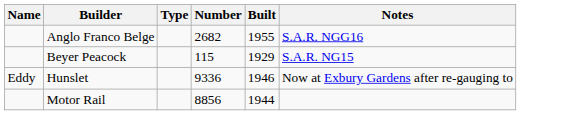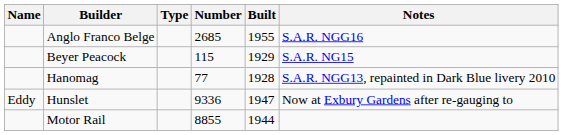(208, 36) 2682 -> (208, 36) 2685
+ row: (73, 78)
(261, 78) 1946 -> (261, 99) 1947
(208, 99) 8856 -> (208, 120) 8855
